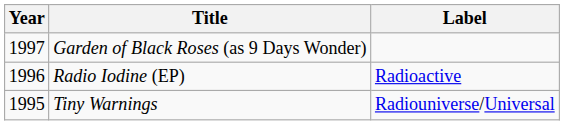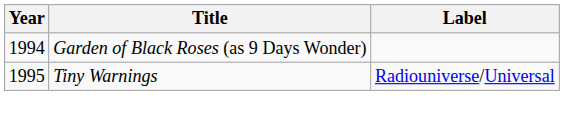(27, 47) 1997 -> (27, 47) 1994
- row: (119, 76)
